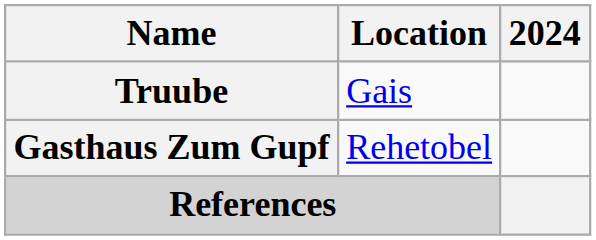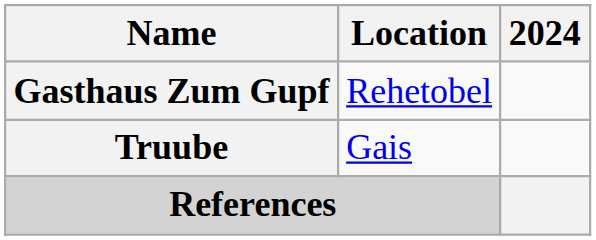rows swapped: (171, 147) <-> (171, 90)
